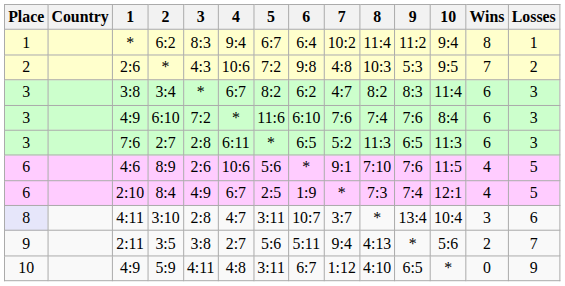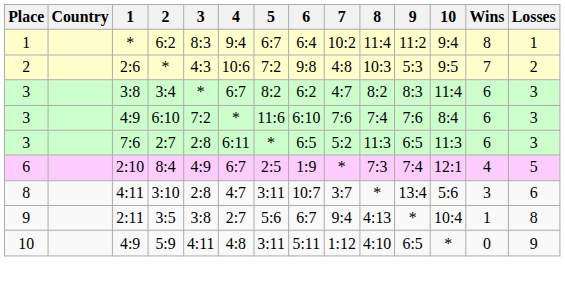- row: (166, 167)
(26, 218) lavender background -> (26, 192) no background
(448, 218) 10:4 -> (448, 192) 5:6
(306, 243) 5:11 -> (306, 218) 6:7
(448, 243) 5:6 -> (448, 218) 10:4
(487, 243) 2 -> (487, 218) 1
(534, 243) 7 -> (534, 218) 8
(306, 268) 6:7 -> (306, 243) 5:11
